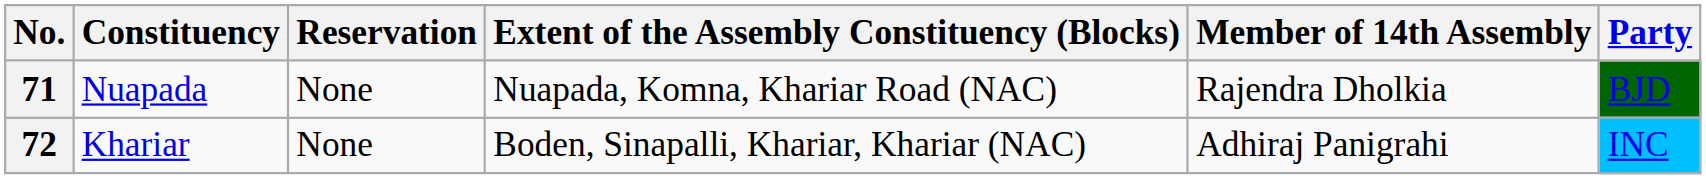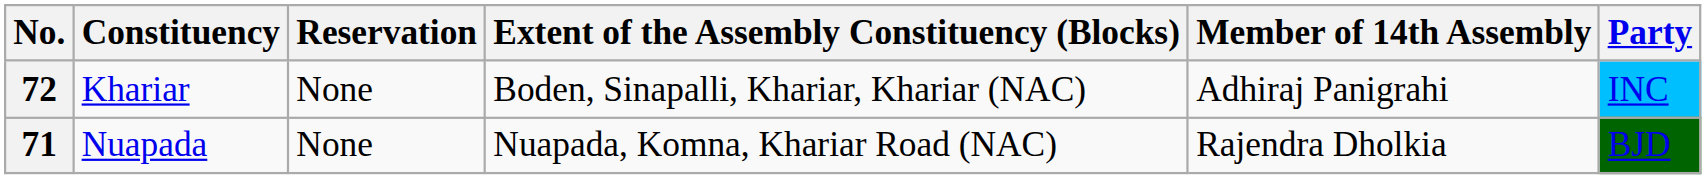rows swapped: (39, 88) <-> (39, 144)
